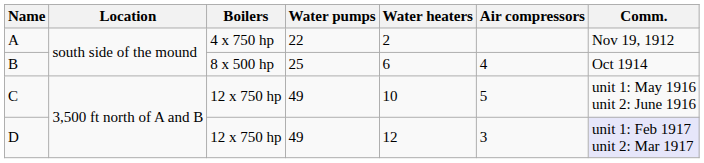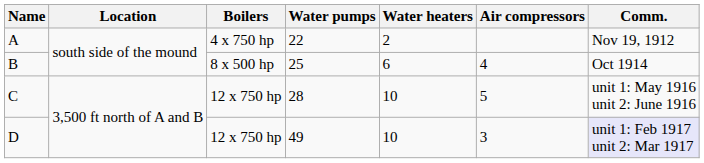(296, 96) 49 -> (296, 96) 28
(390, 137) 12 -> (390, 137) 10
